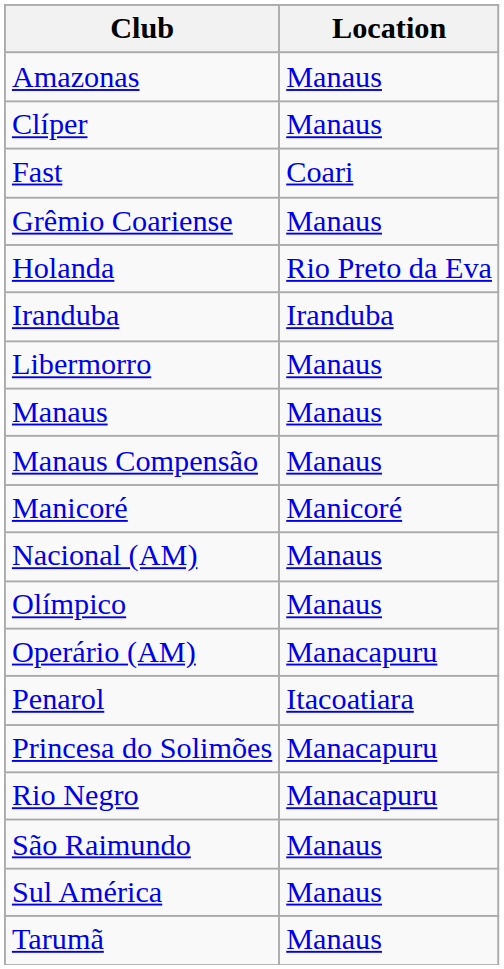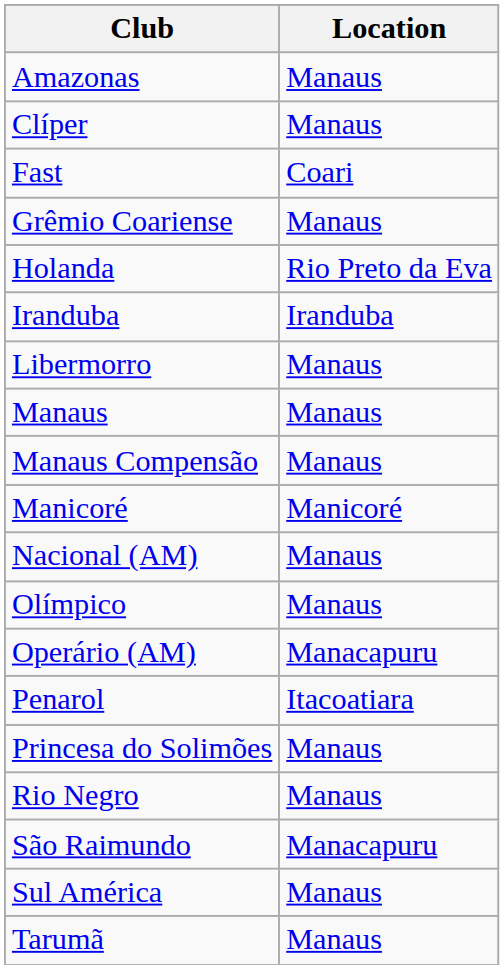(362, 747) Manacapuru -> (334, 747) Manaus
(362, 795) Manacapuru -> (334, 795) Manaus
(334, 843) Manaus -> (362, 843) Manacapuru
